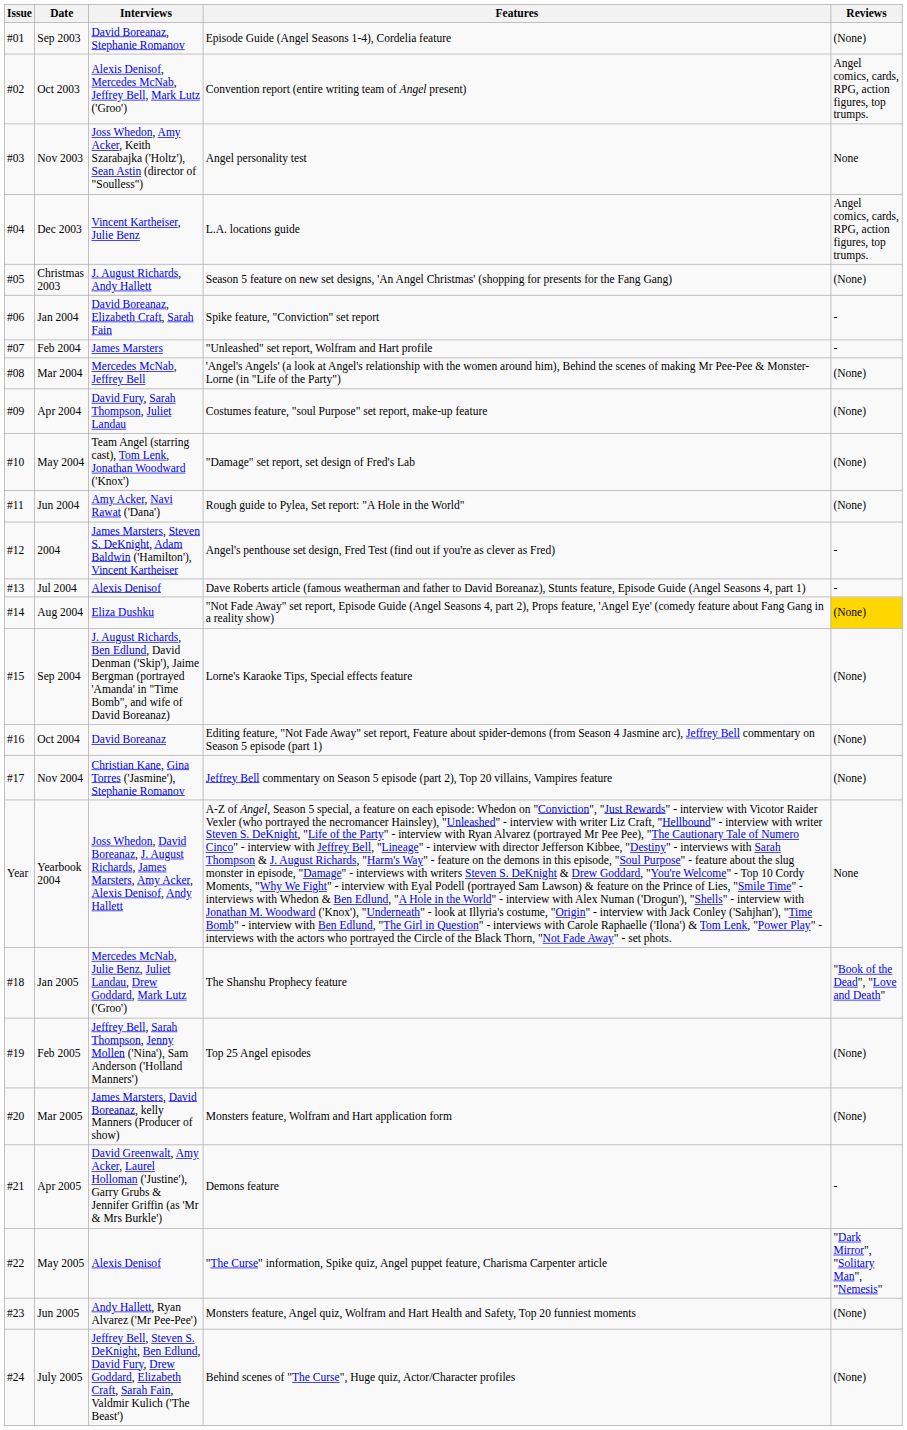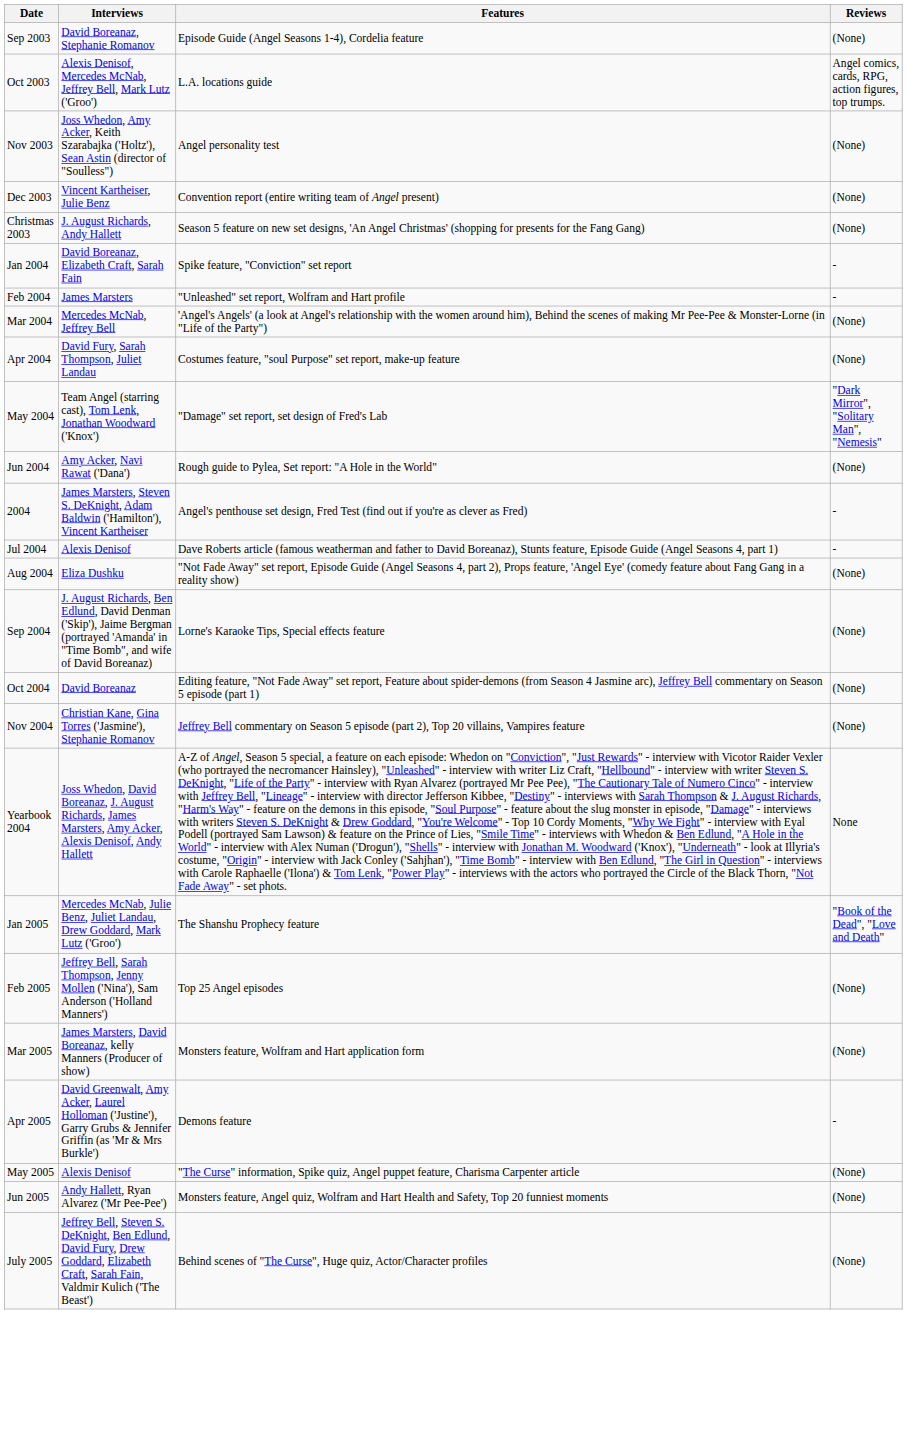- column: (20, 13)
(336, 89) Convention report (entire writing team of Angel present) -> (225, 82) L.A. locations guide
(846, 159) None -> (849, 146) (None)
(253, 229) L.A. locations guide -> (308, 196) Convention report (entire writing team of Angel present)
(866, 229) Angel comics, cards, RPG, action figures, top trumps. -> (849, 196) (None)
(850, 462) (None) -> (857, 416) "Dark Mirror", "Solitary Man", "Nemesis"
(850, 612) gold background -> (849, 573) no background
(858, 1263) "Dark Mirror", "Solitary Man", "Nemesis" -> (849, 1172) (None)
